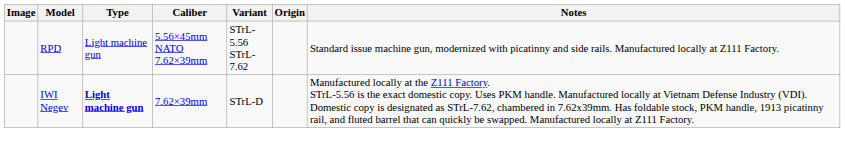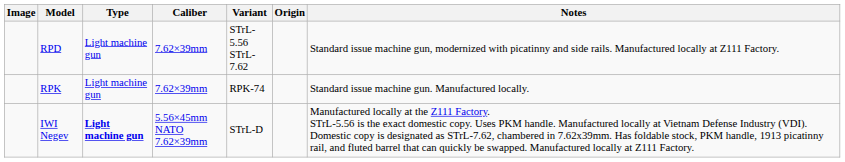(181, 48) 5.56×45mm NATO 7.62×39mm -> (181, 48) 7.62×39mm
+ row: (51, 89)
(181, 101) 7.62×39mm -> (181, 130) 5.56×45mm NATO 7.62×39mm
